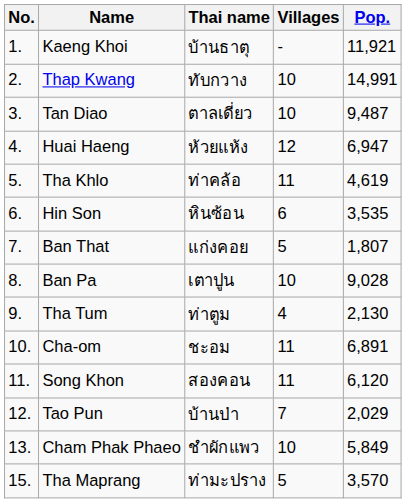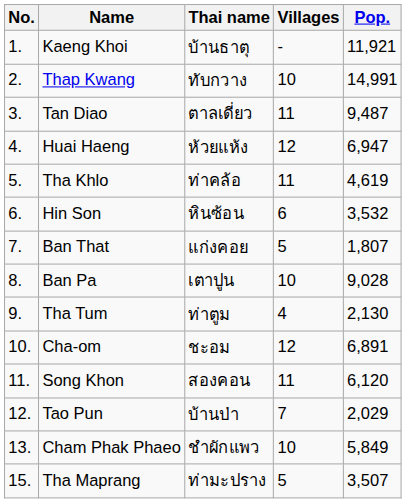(287, 114) 10 -> (286, 114) 11
(368, 214) 3,535 -> (368, 214) 3,532
(286, 347) 11 -> (287, 347) 12
(368, 480) 3,570 -> (368, 480) 3,507
